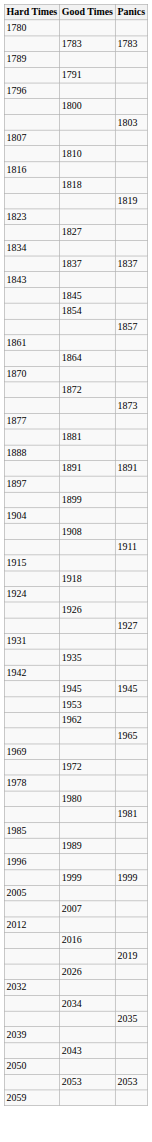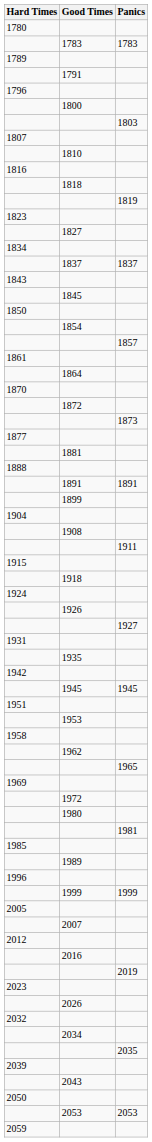+ row: (17, 311)
- row: (17, 484)
+ row: (17, 704)
+ row: (17, 736)
- row: (17, 783)
+ row: (17, 987)
